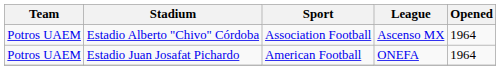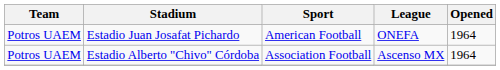rows swapped: (163, 55) <-> (173, 34)
